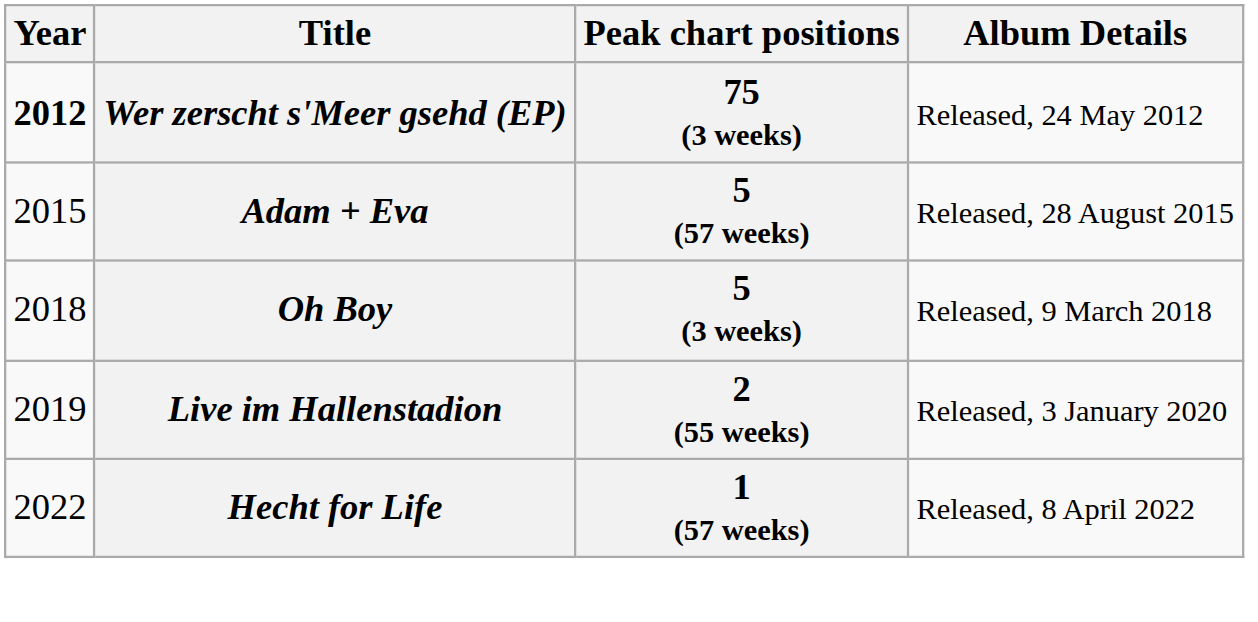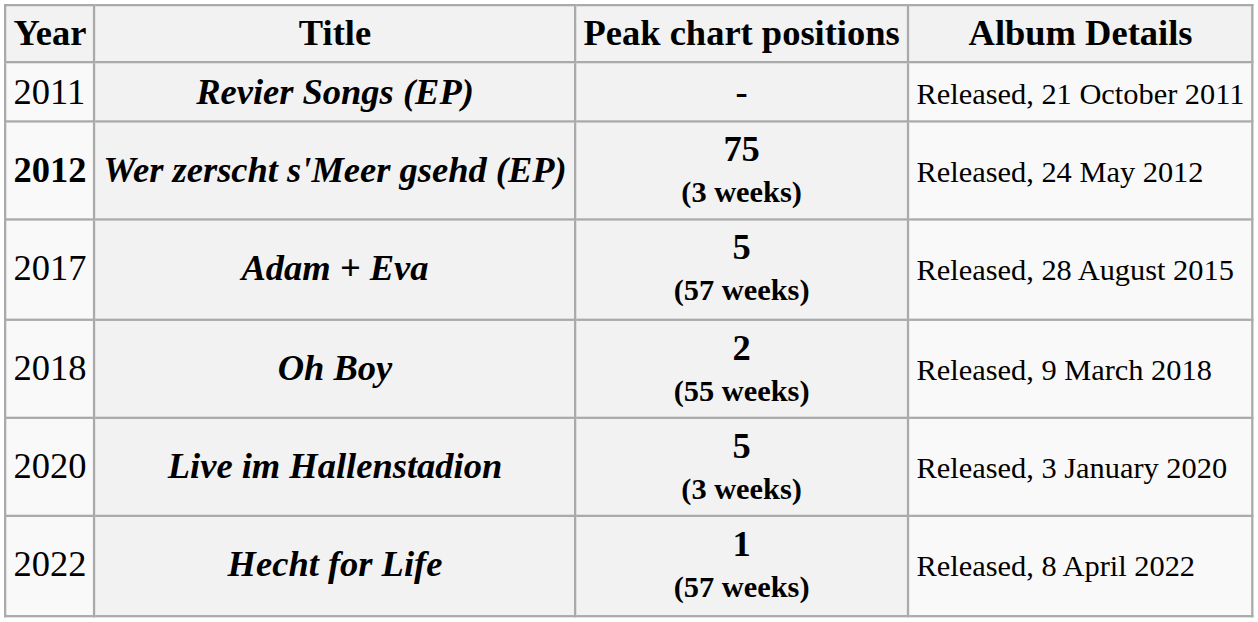+ row: (335, 91)
(50, 210) 2015 -> (50, 268) 2017
(742, 309) 5 (3 weeks) -> (742, 367) 2 (55 weeks)
(50, 408) 2019 -> (50, 466) 2020
(742, 408) 2 (55 weeks) -> (742, 466) 5 (3 weeks)
